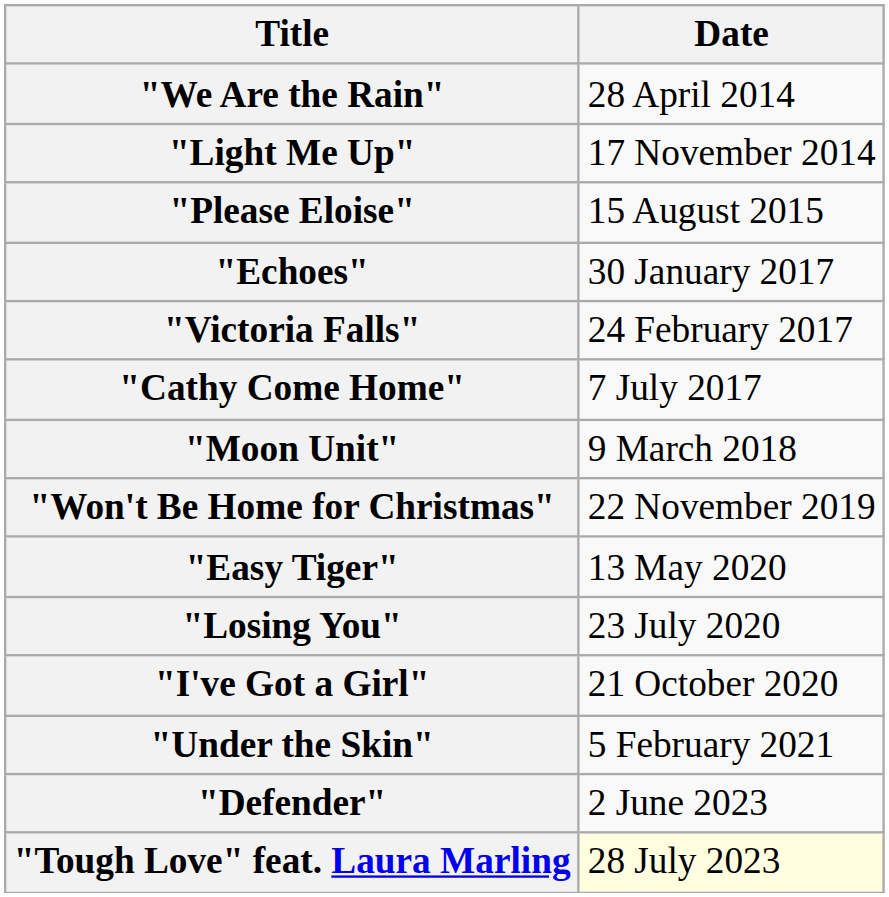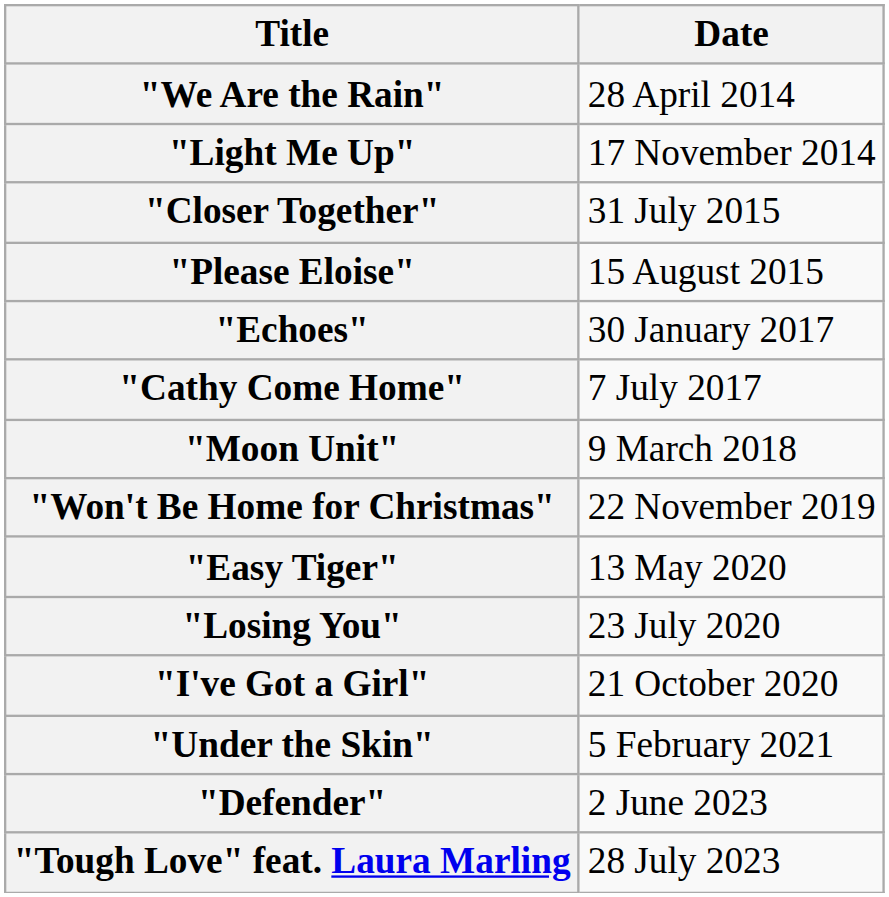+ row: (292, 211)
- row: (292, 329)
(684, 861) lightyellow background -> (684, 861) no background
